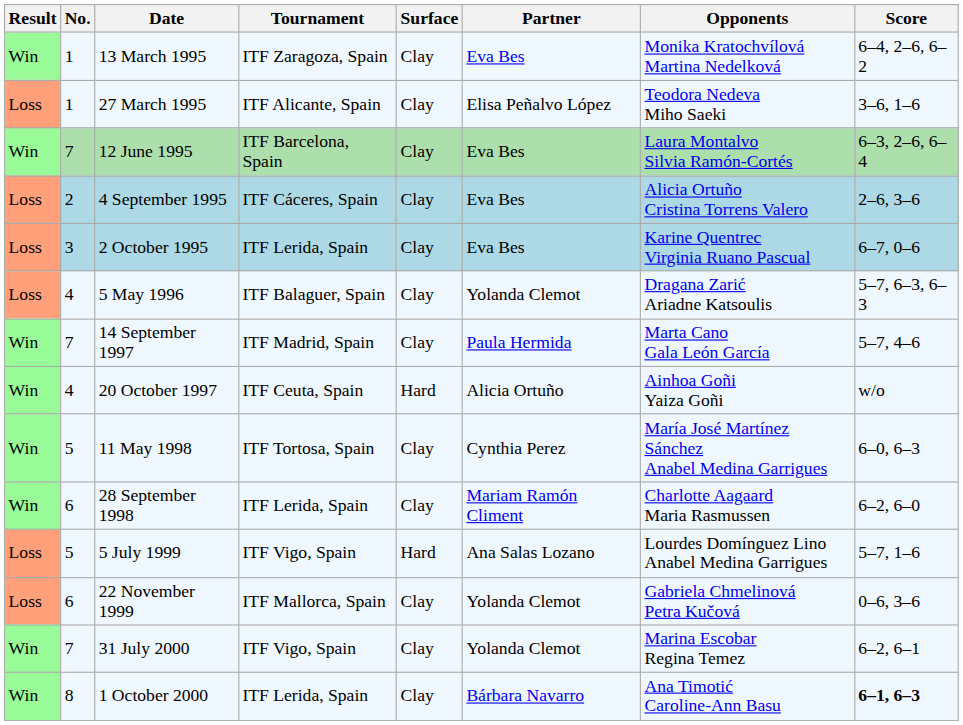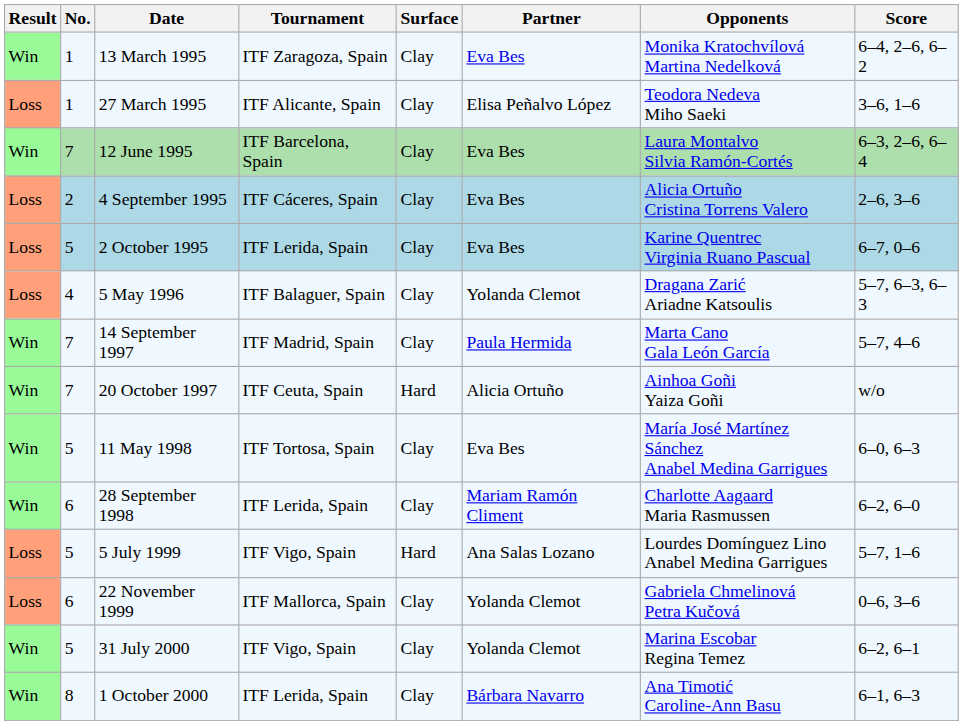(69, 247) 3 -> (69, 247) 5
(69, 390) 4 -> (69, 390) 7
(516, 447) Cynthia Perez -> (495, 447) Eva Bes
(69, 648) 7 -> (69, 648) 5
(889, 696) bold -> (889, 696) normal
